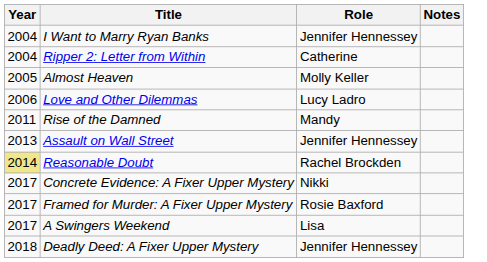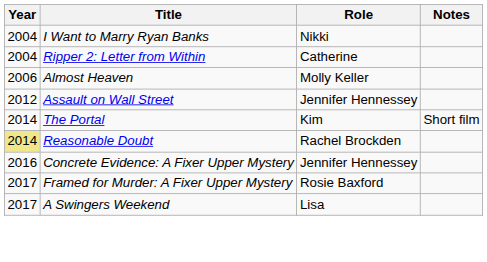(359, 36) Jennifer Hennessey -> (314, 36) Nikki
(22, 78) 2005 -> (22, 78) 2006
- row: (120, 99)
- row: (102, 120)
(22, 141) 2013 -> (22, 99) 2012
+ row: (74, 120)
(22, 183) 2017 -> (22, 162) 2016
(314, 183) Nikki -> (359, 162) Jennifer Hennessey
- row: (151, 246)
